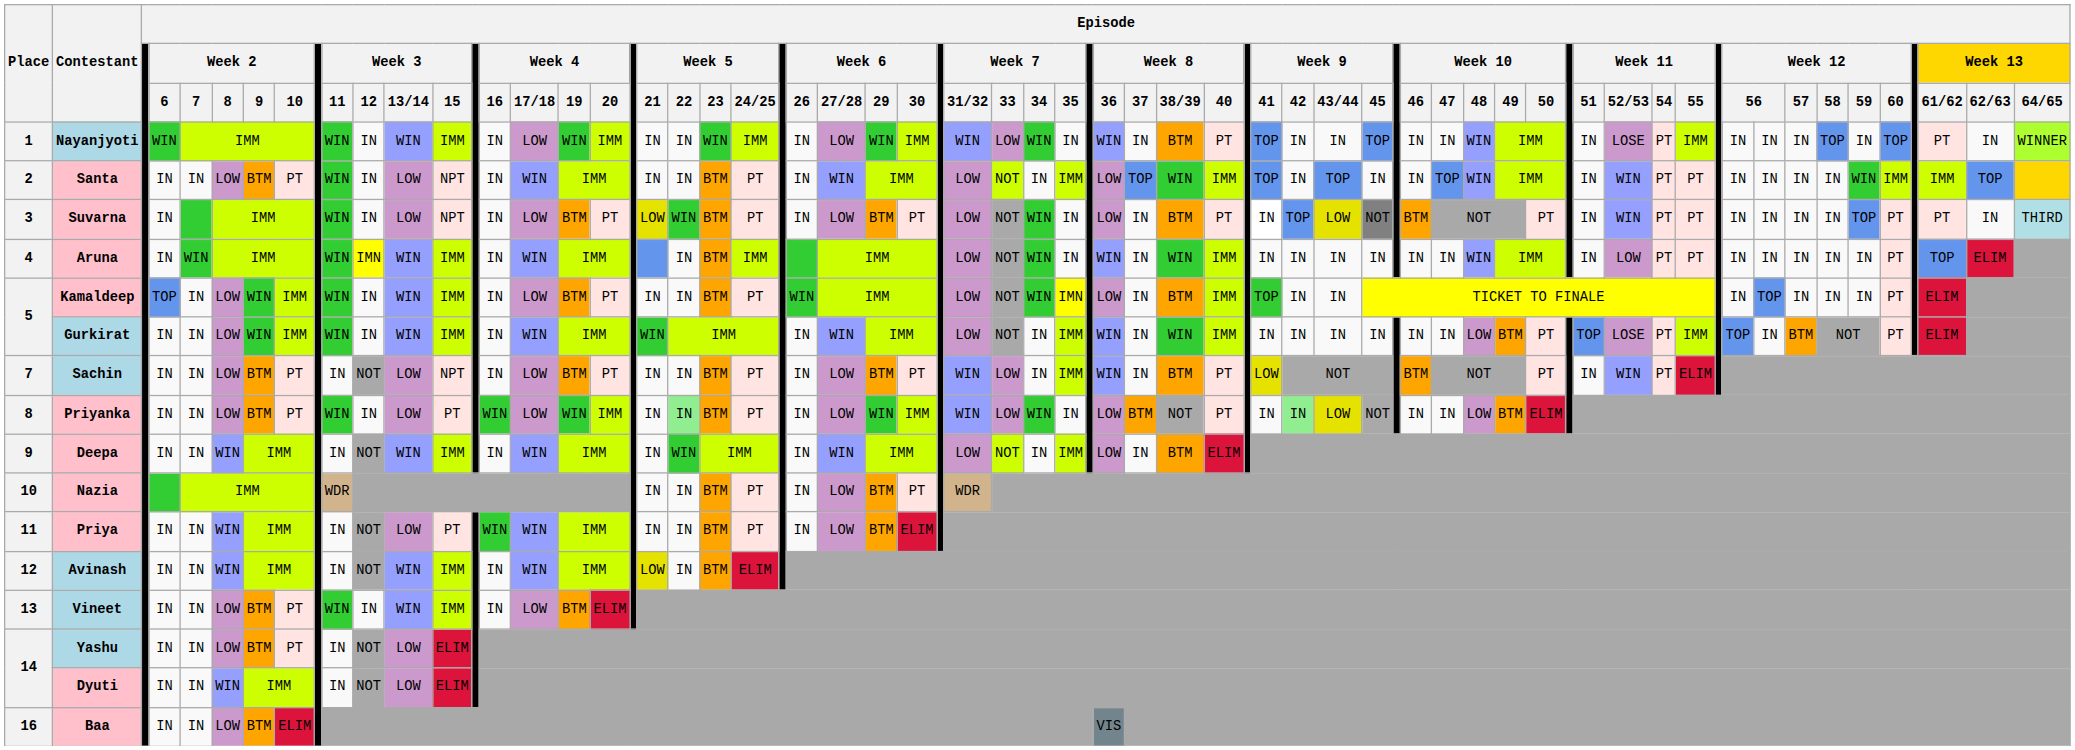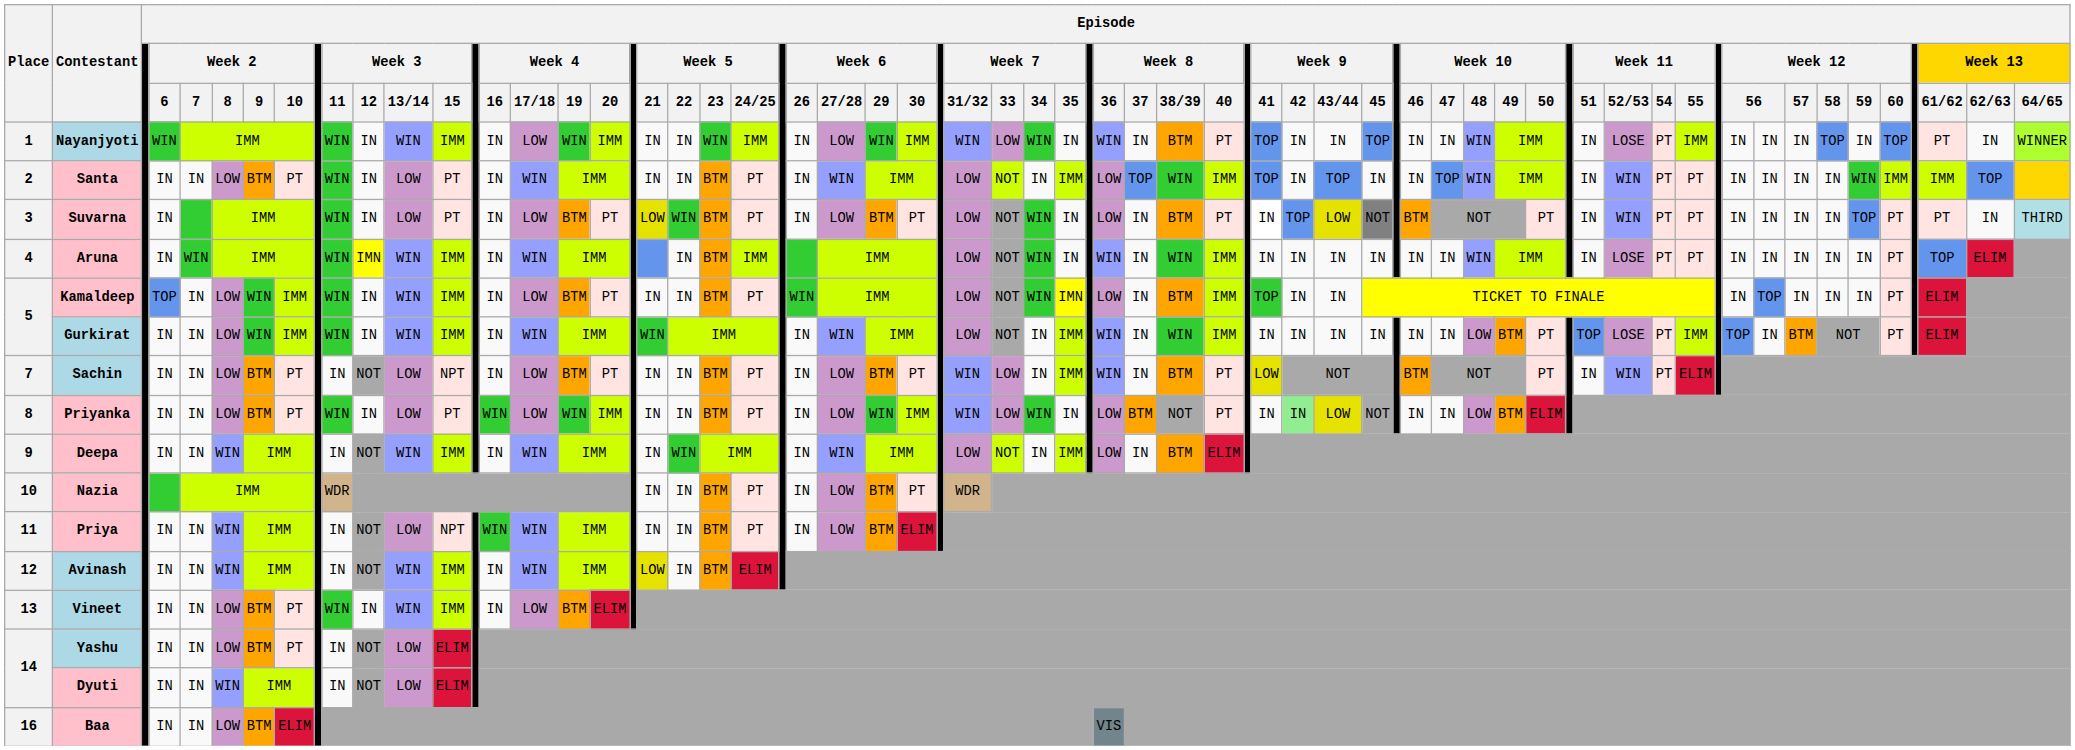(452, 179) NPT -> (452, 179) PT
(452, 218) NPT -> (452, 218) PT
(1628, 257) LOW -> (1628, 257) LOSE
(684, 413) lightgreen background -> (684, 413) no background
(452, 530) PT -> (452, 530) NPT
